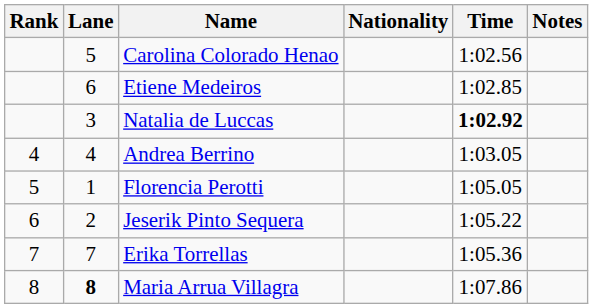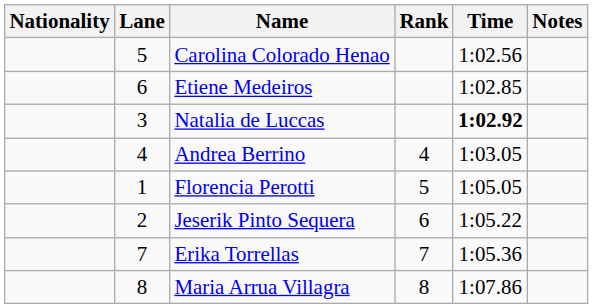columns swapped: (34, 21) <-> (398, 21)
(91, 287) bold -> (142, 287) normal
